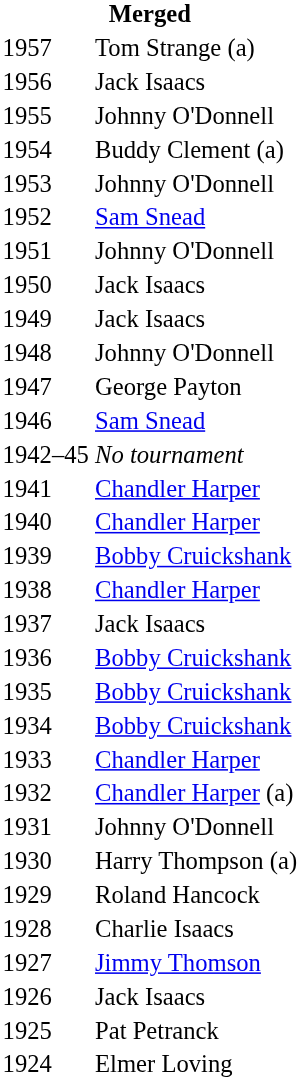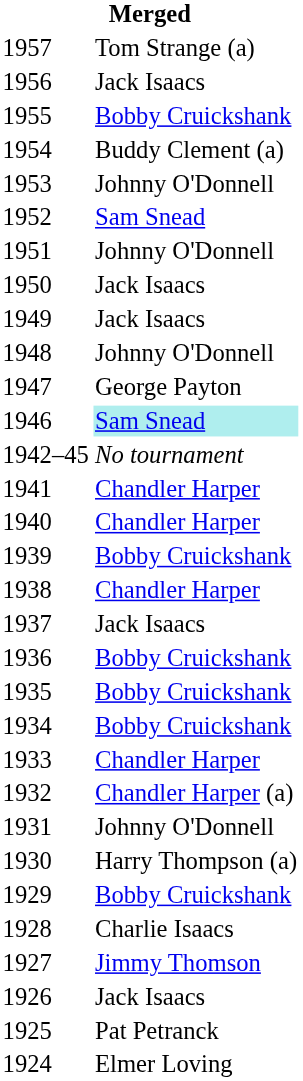(185, 115) Johnny O'Donnell -> (193, 115) Bobby Cruickshank
(150, 420) no background -> (150, 420) paleturquoise background
(177, 895) Roland Hancock -> (193, 895) Bobby Cruickshank
